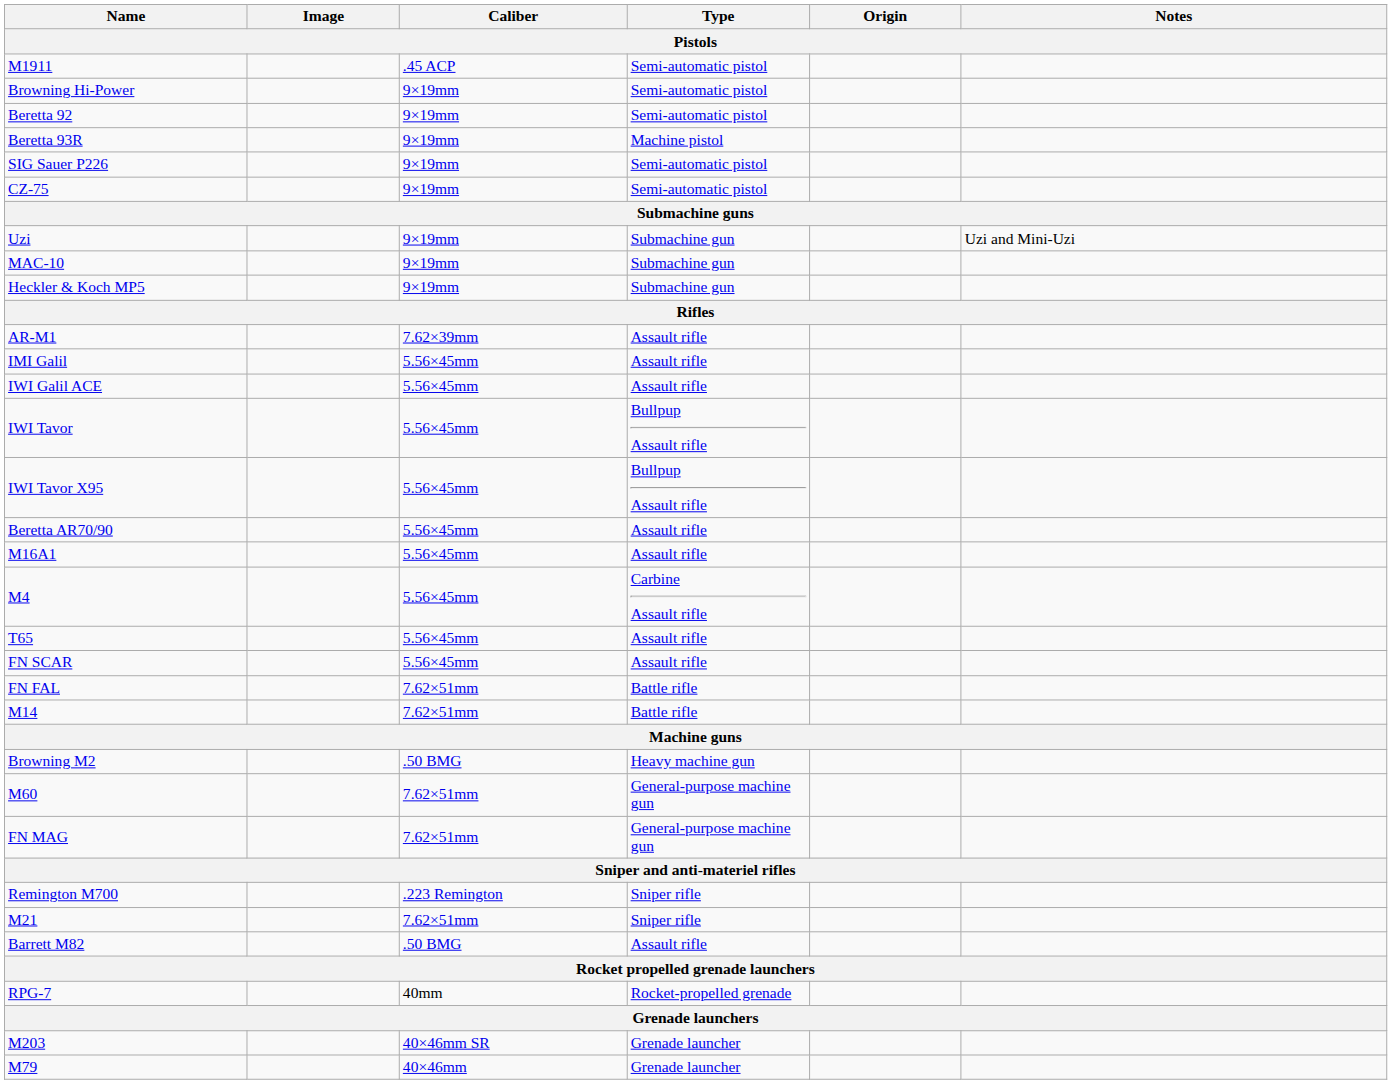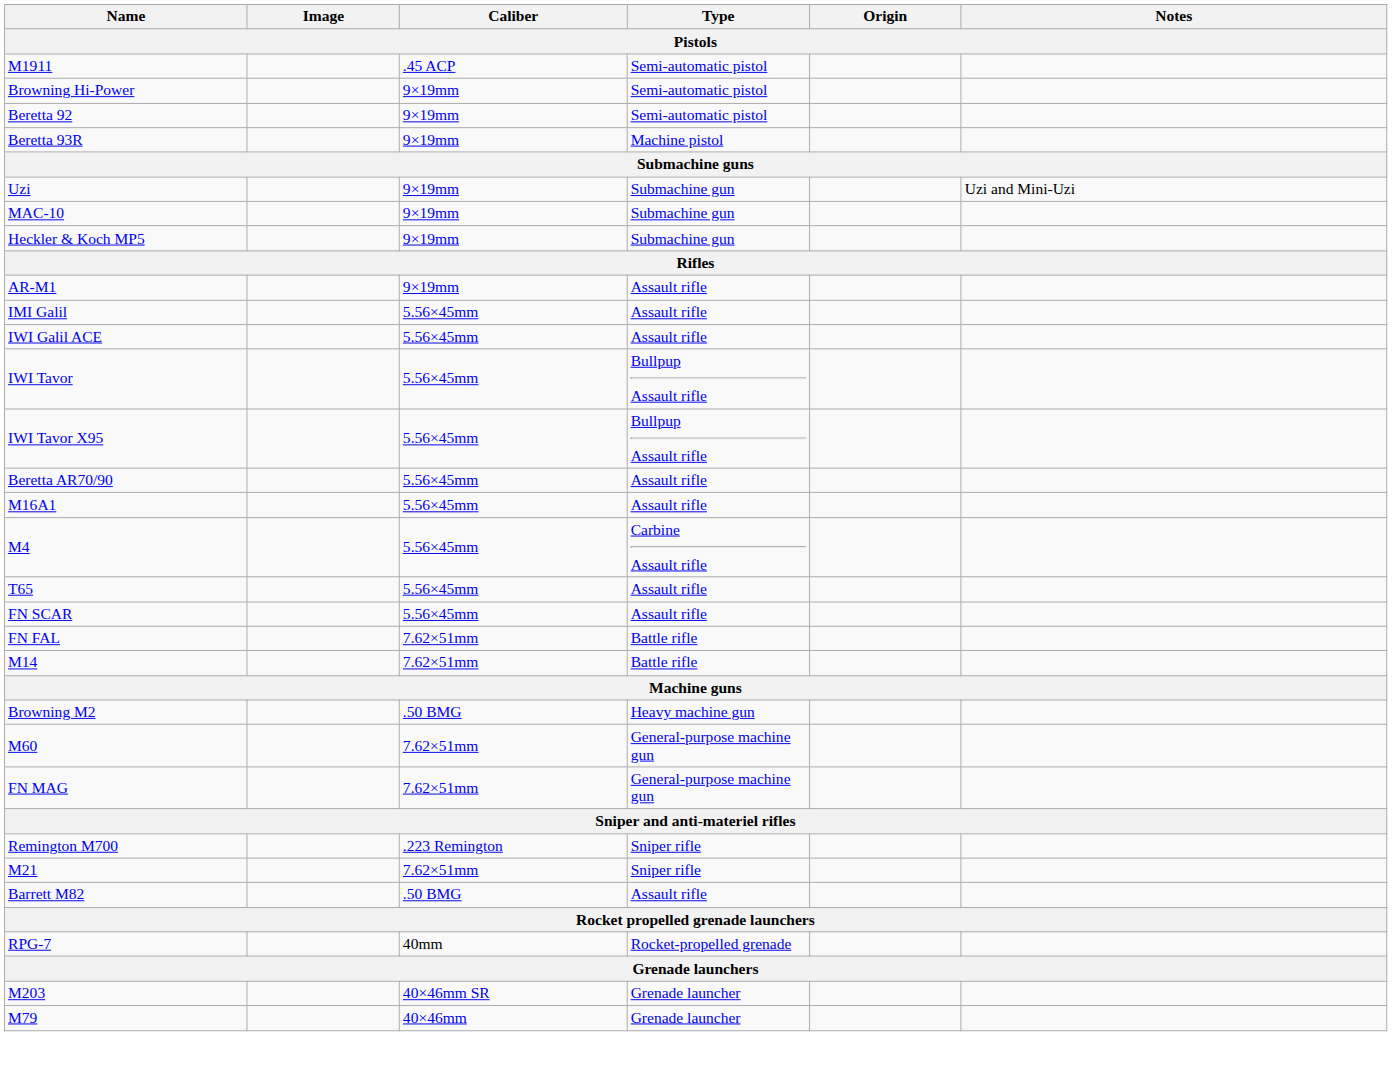- row: (58, 164)
- row: (28, 189)
(441, 336) 7.62×39mm -> (431, 287) 9×19mm
